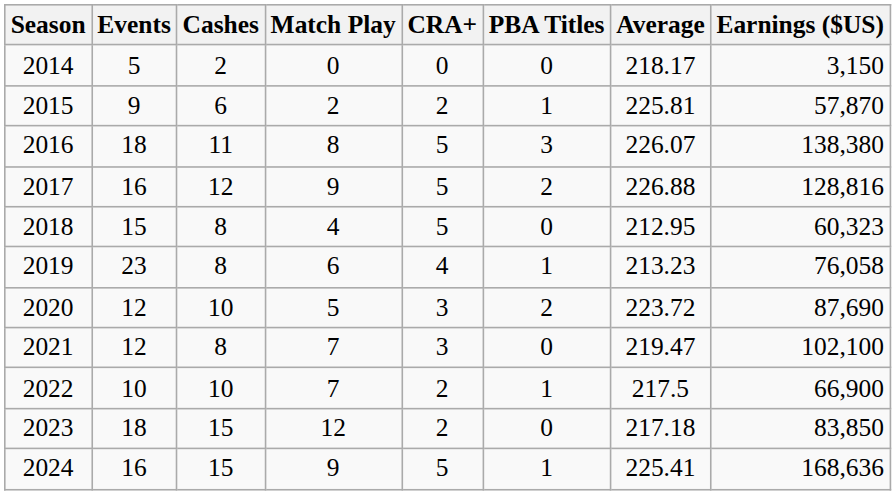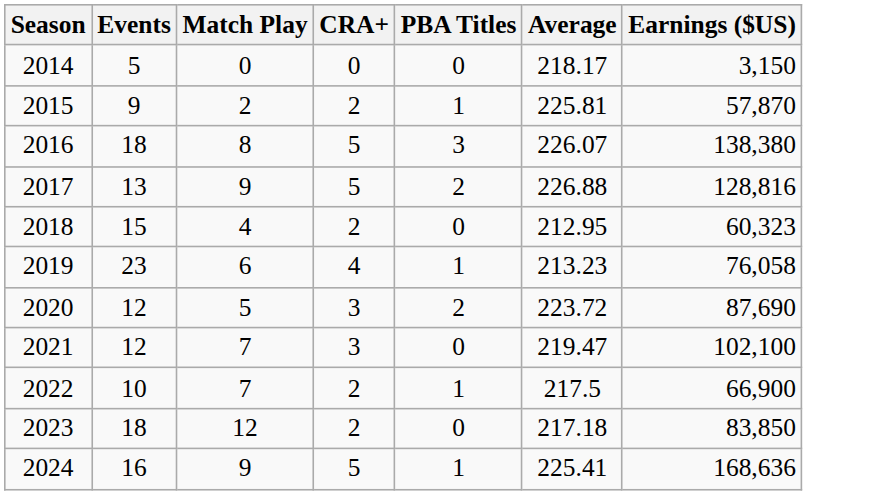- column: (221, 24)
(134, 186) 16 -> (134, 186) 13
(442, 226) 5 -> (354, 226) 2
